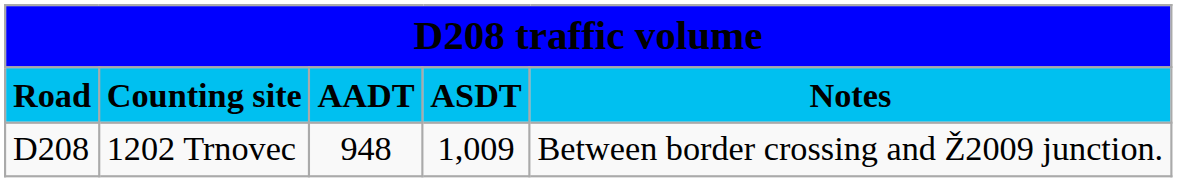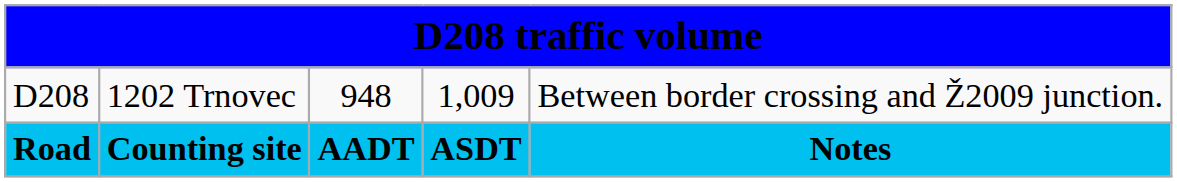rows swapped: (52, 94) <-> (51, 148)
